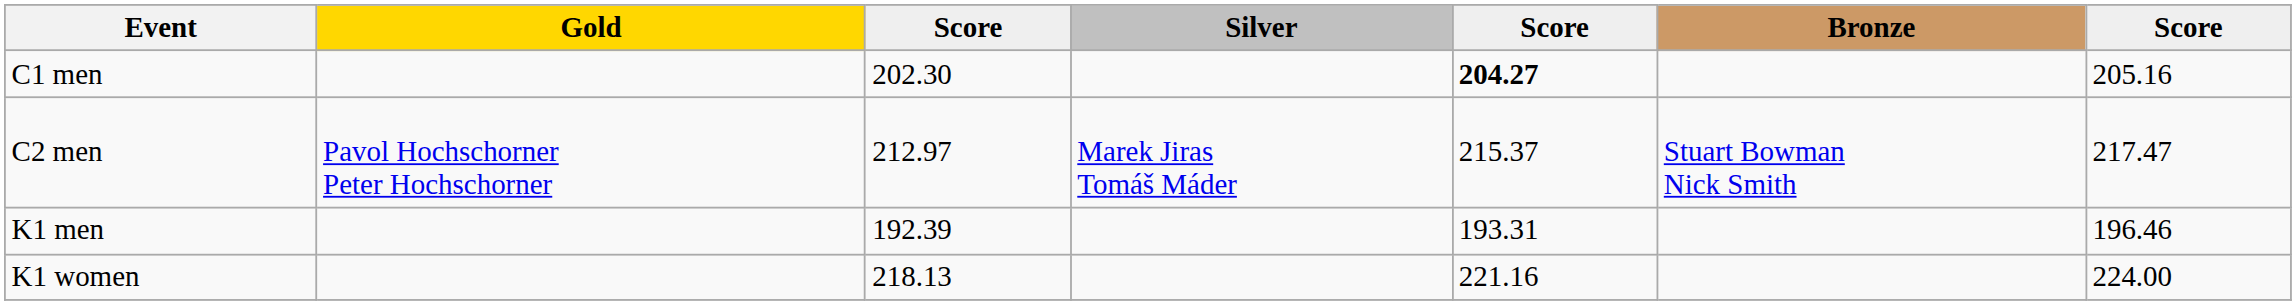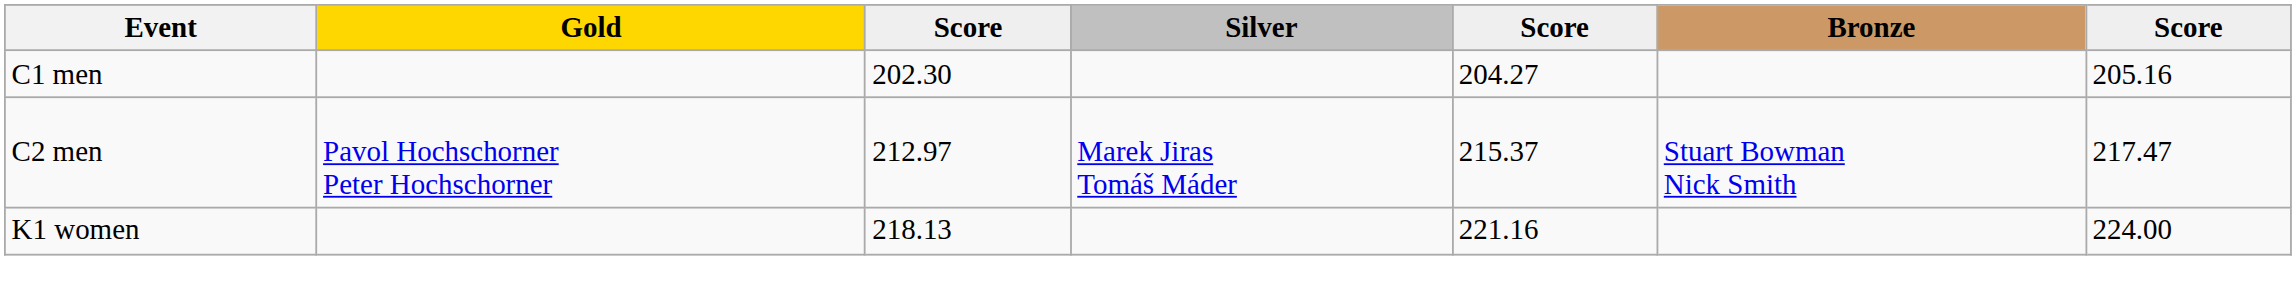(1499, 73) bold -> (1499, 73) normal
- row: (58, 230)
